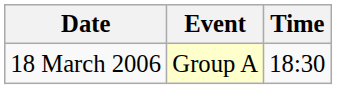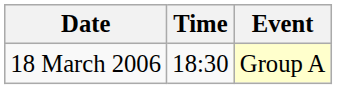columns swapped: (297, 24) <-> (215, 24)
